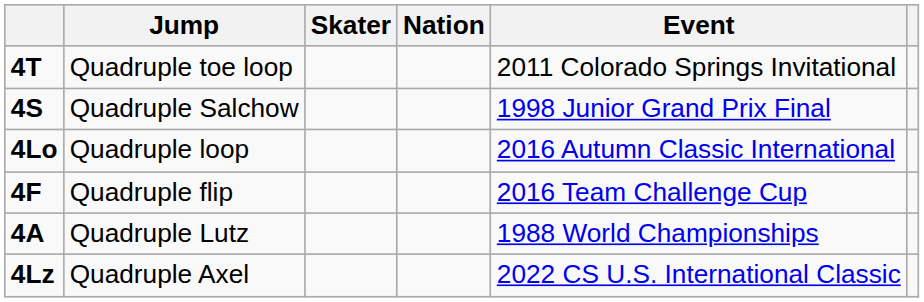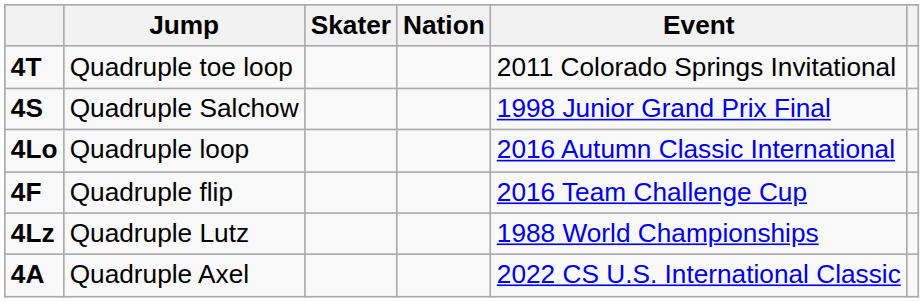(28, 233) 4A -> (33, 233) 4Lz
(33, 274) 4Lz -> (28, 274) 4A
